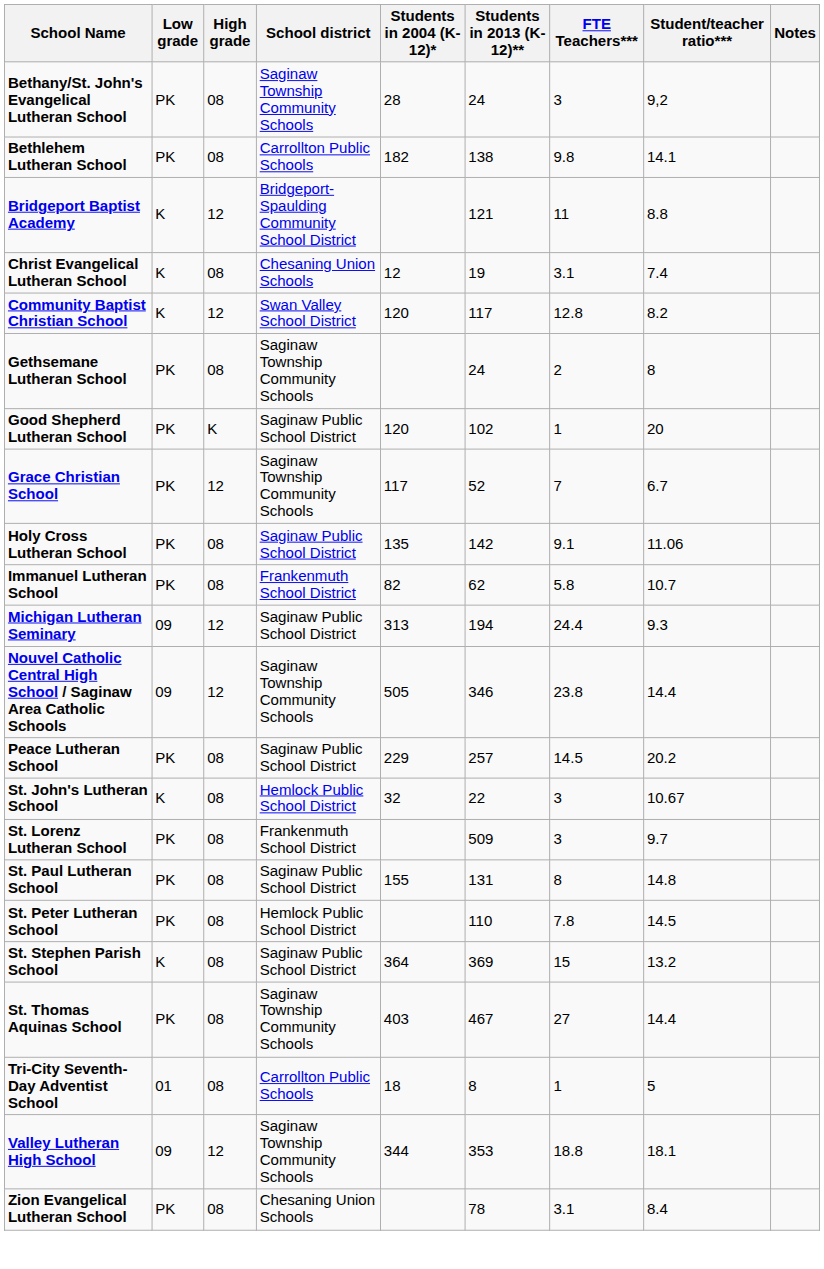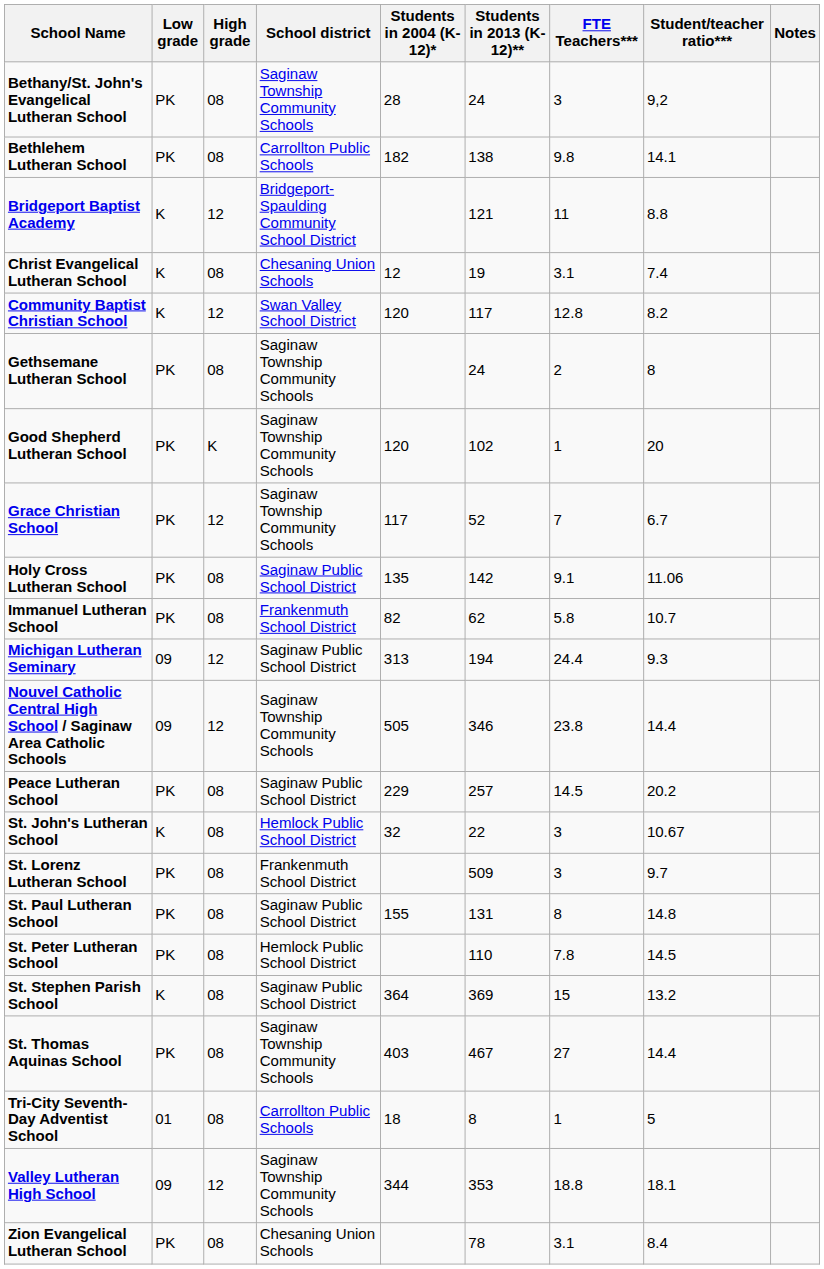(311, 428) Saginaw Public School District -> (298, 445) Saginaw Township Community Schools
